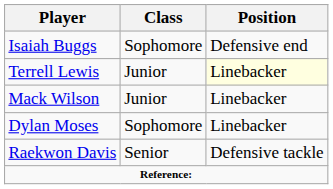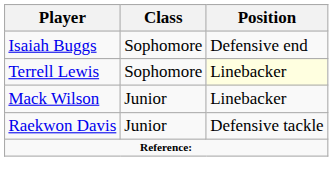(145, 71) Junior -> (163, 71) Sophomore
- row: (53, 125)
(146, 152) Senior -> (145, 125) Junior
